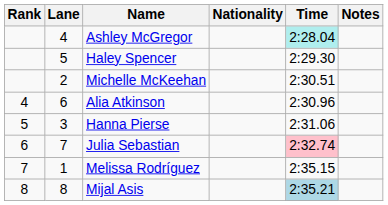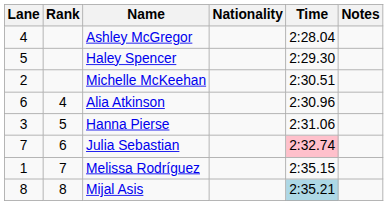columns swapped: (24, 15) <-> (64, 15)
(312, 37) paleturquoise background -> (312, 37) no background
